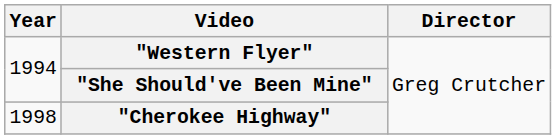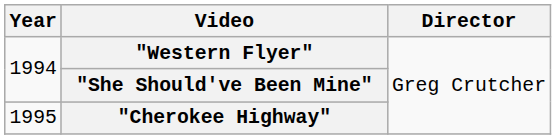(33, 117) 1998 -> (33, 117) 1995
